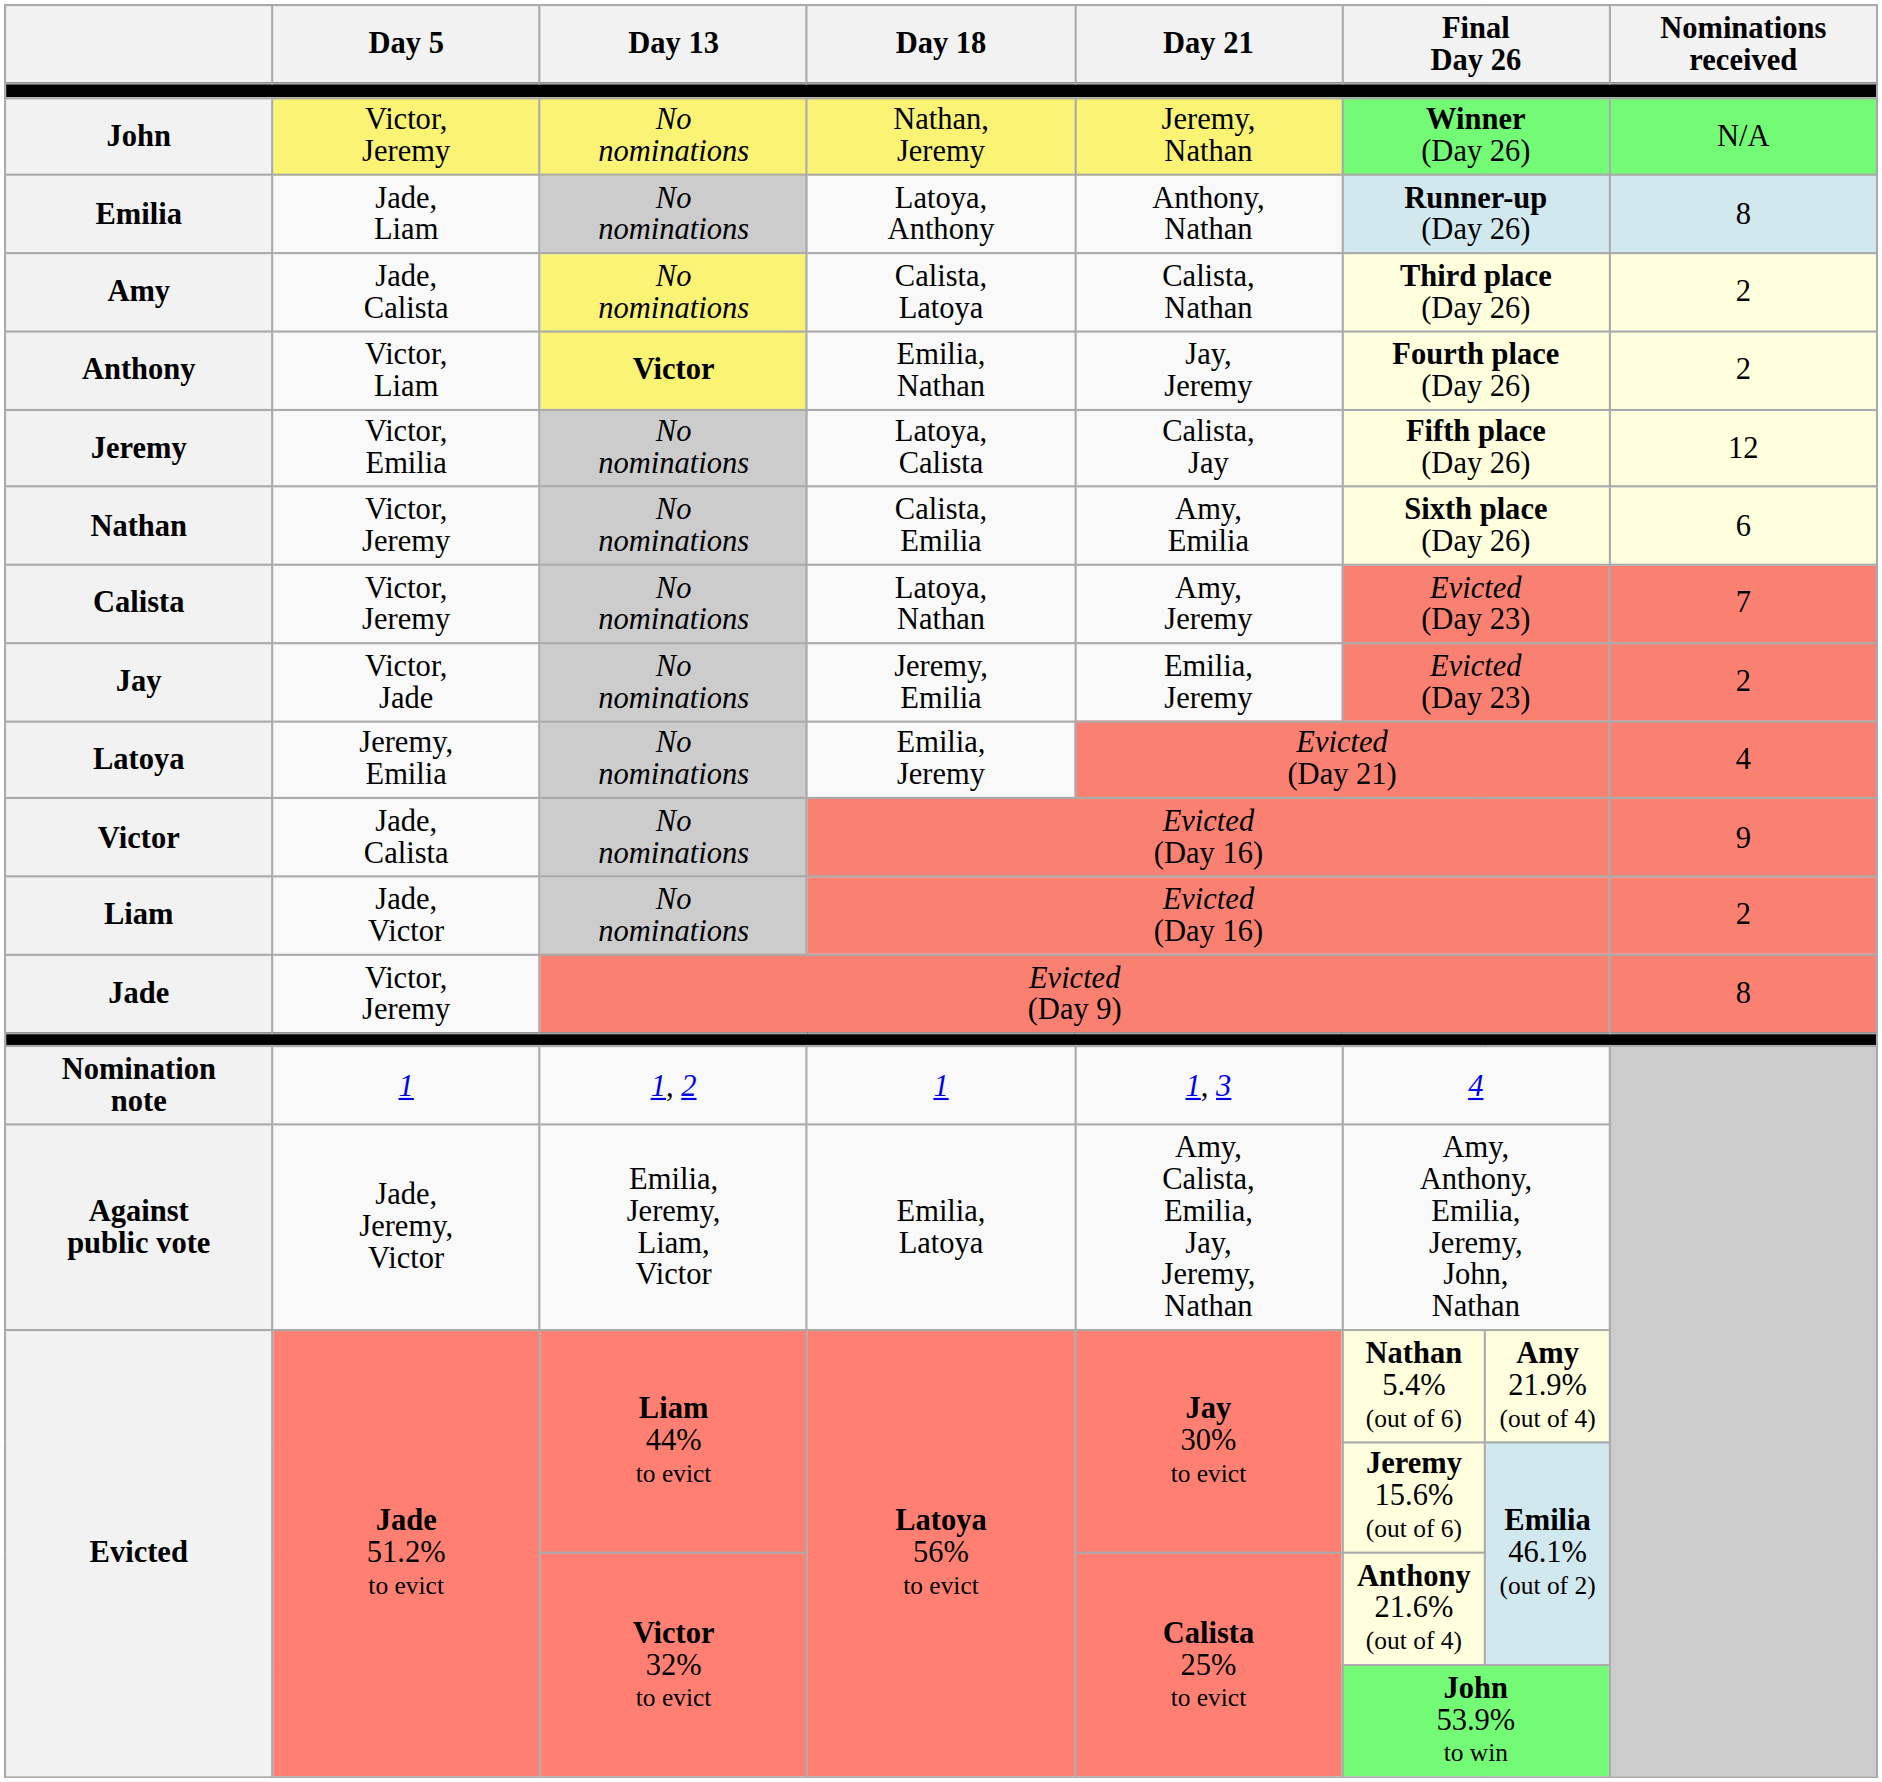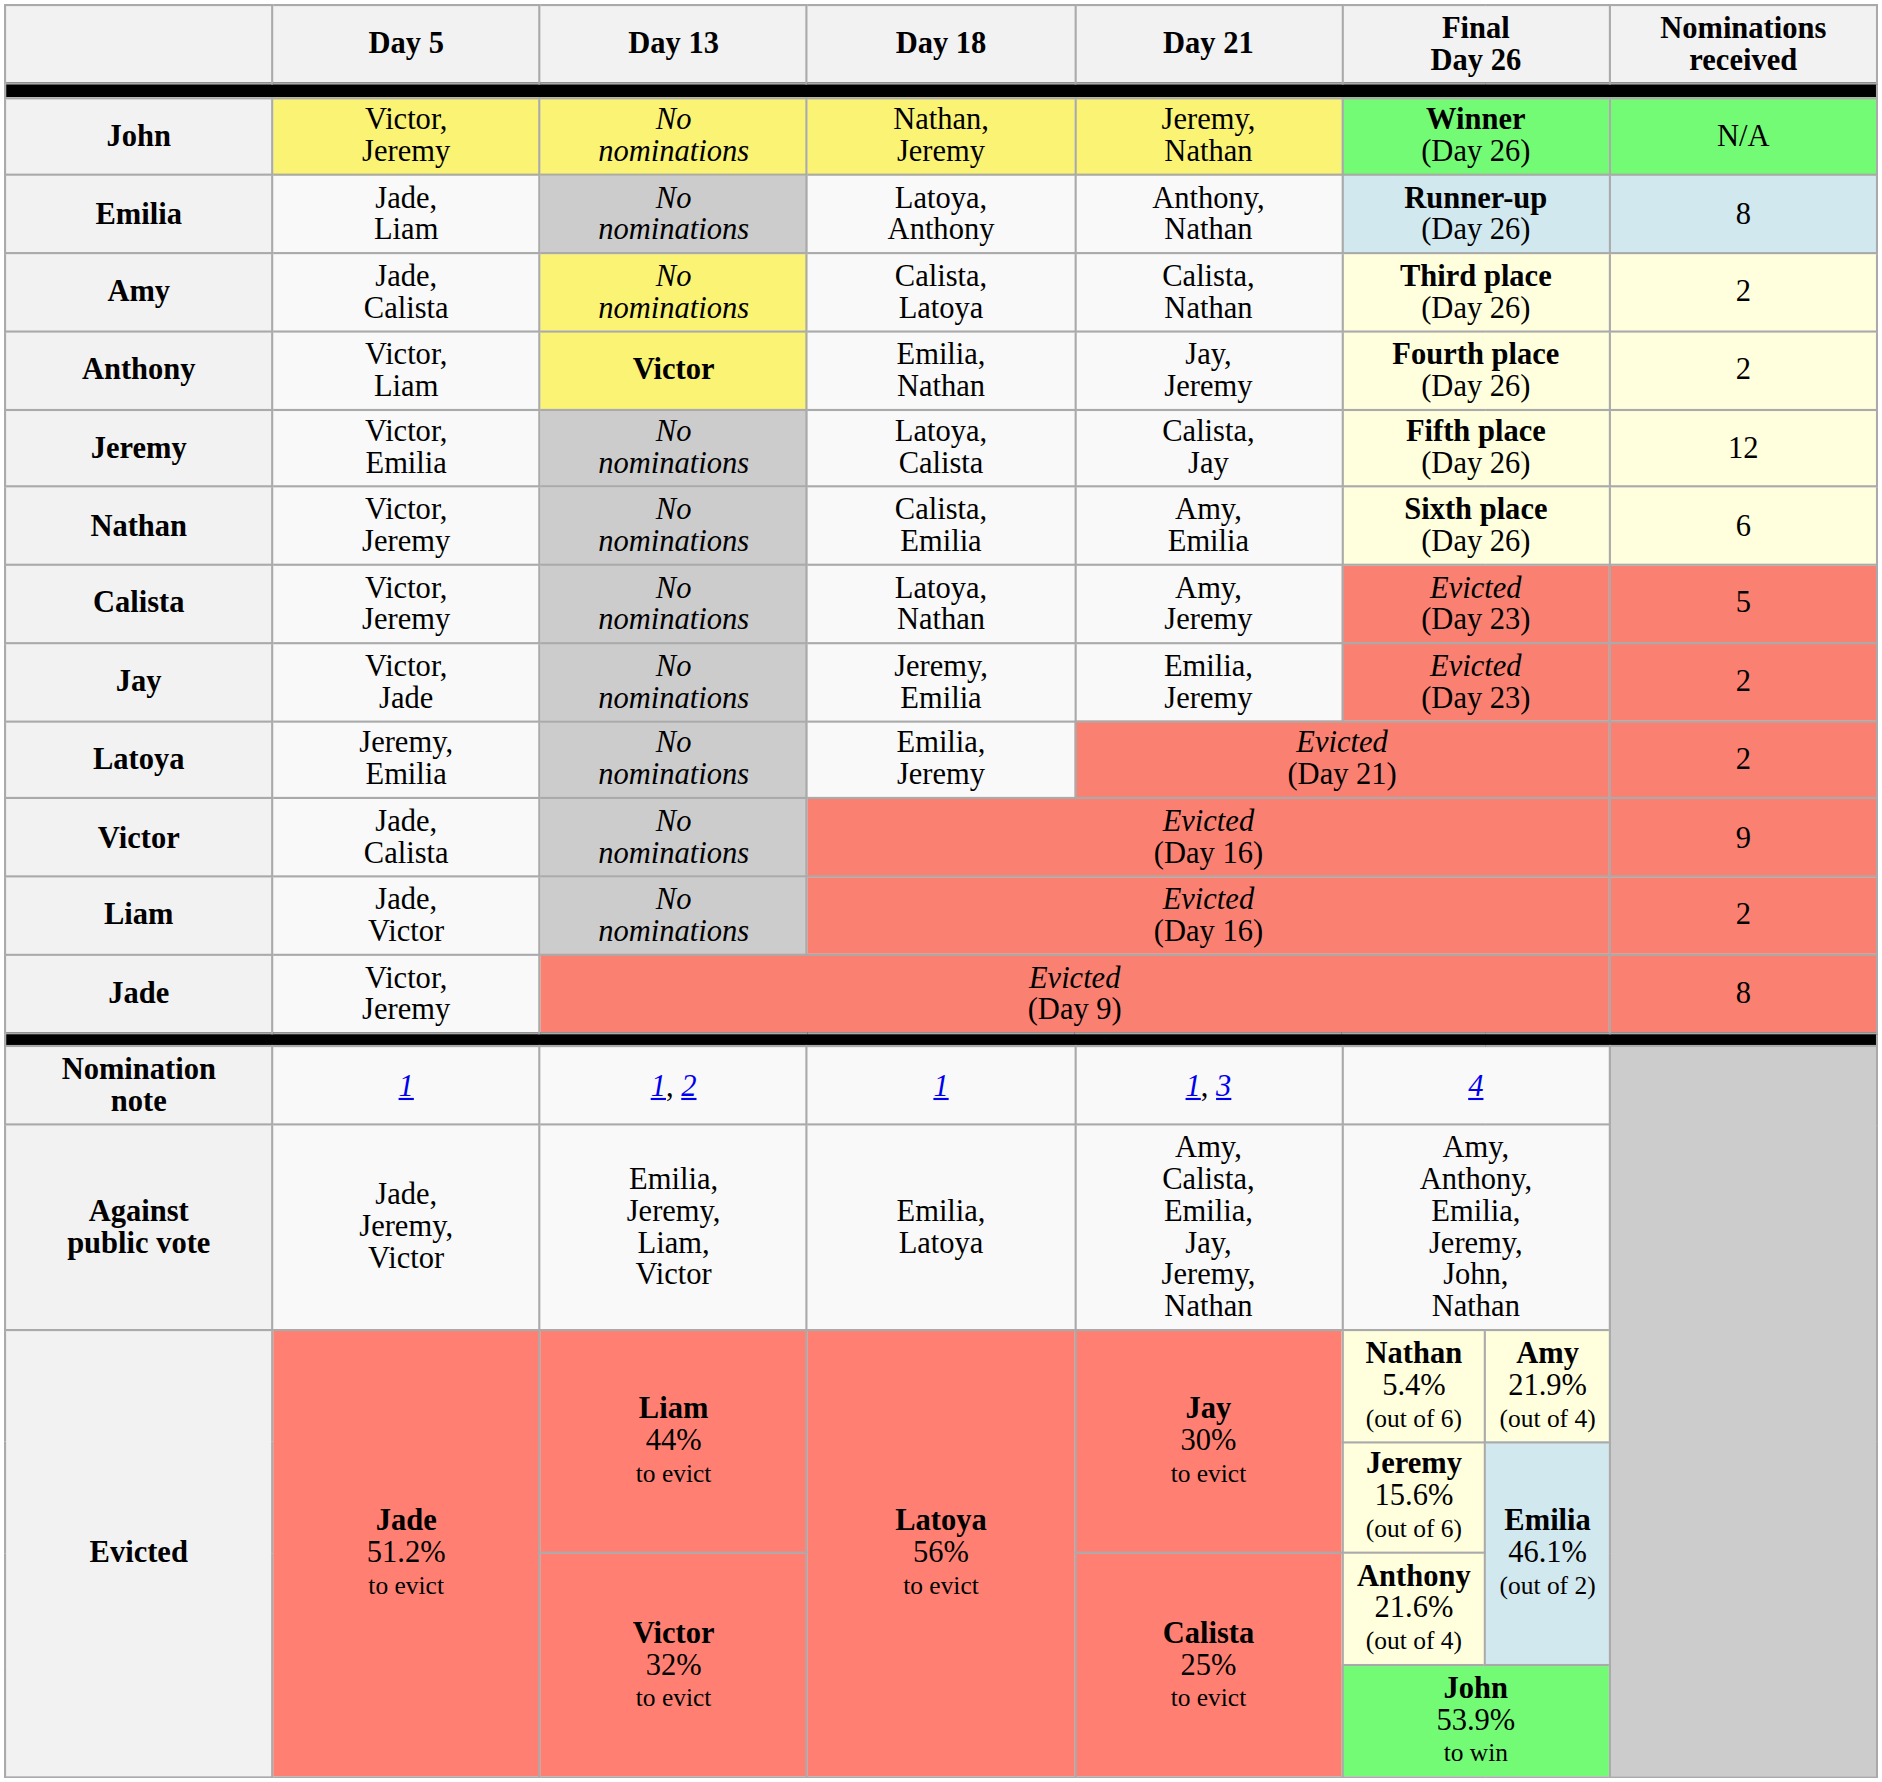(1743, 603) 7 -> (1743, 603) 5
(1743, 759) 4 -> (1743, 759) 2
